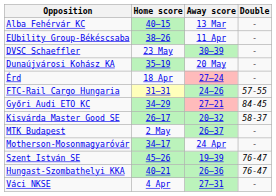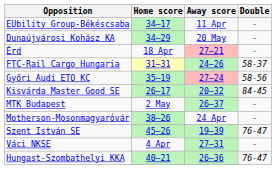- row: (46, 24)
(158, 38) 38–26 -> (158, 24) 34–17
- row: (43, 51)
(158, 64) 35–19 -> (158, 38) 34–29
(211, 78) 27–24 -> (211, 51) 27–21
(255, 91) 57-55 -> (255, 64) 58-37
(158, 104) 34–29 -> (158, 78) 35–19
(211, 104) 27–21 -> (211, 78) 27–24
(255, 104) 84-45 -> (255, 78) 58-56
(255, 118) 58-37 -> (255, 91) 84-45
(158, 144) 34–17 -> (158, 118) 38–26
rows swapped: (65, 171) <-> (28, 185)
